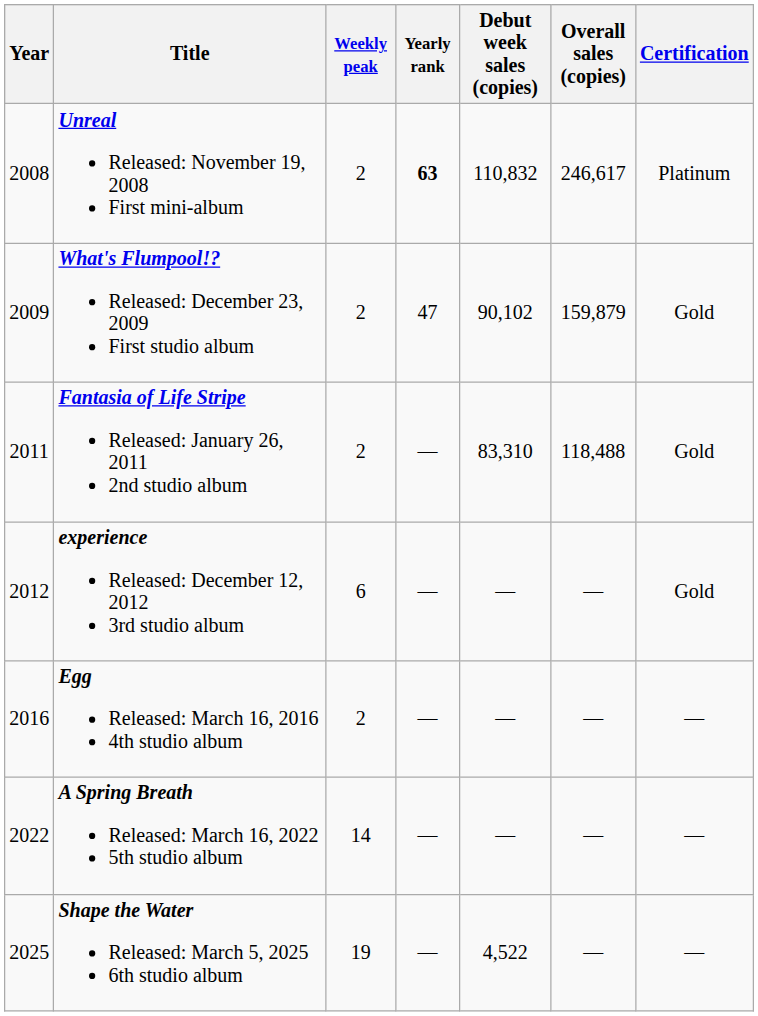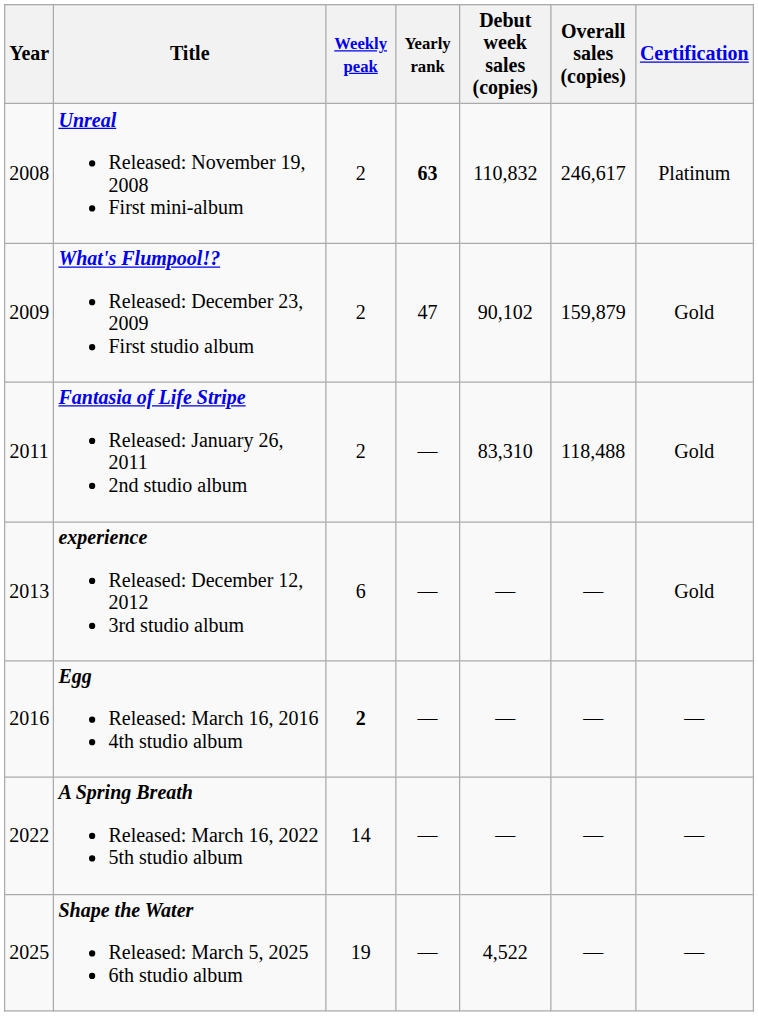(29, 590) 2012 -> (29, 590) 2013
(361, 718) normal -> (361, 718) bold
